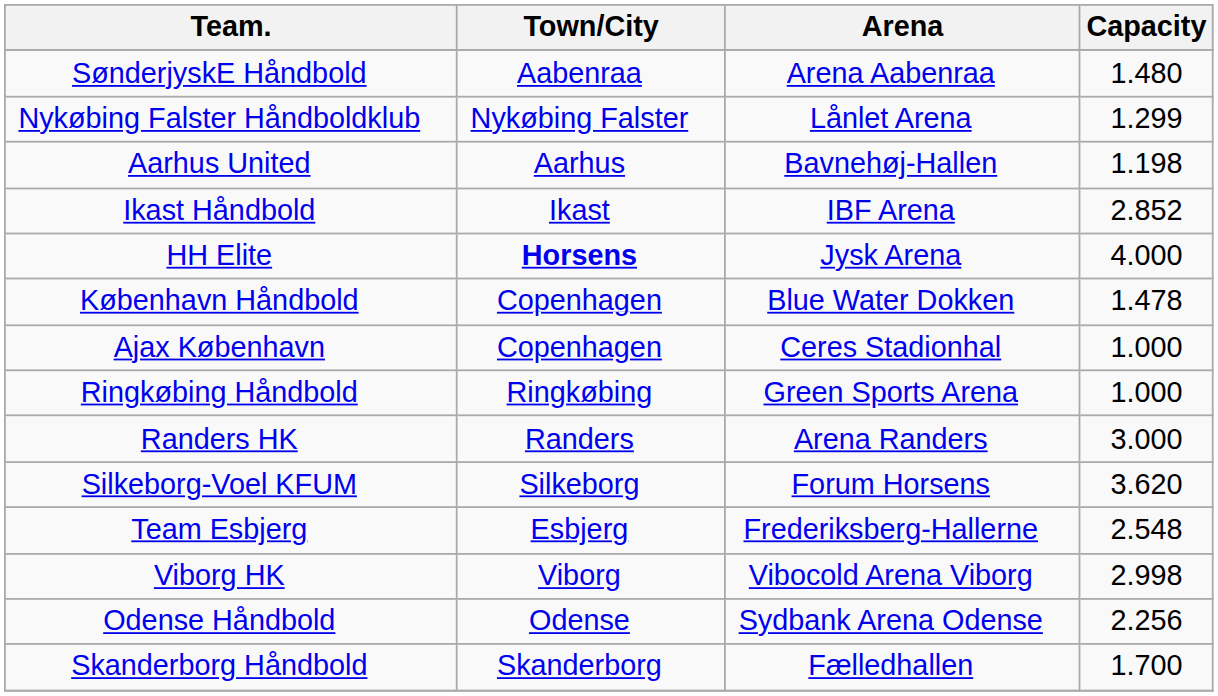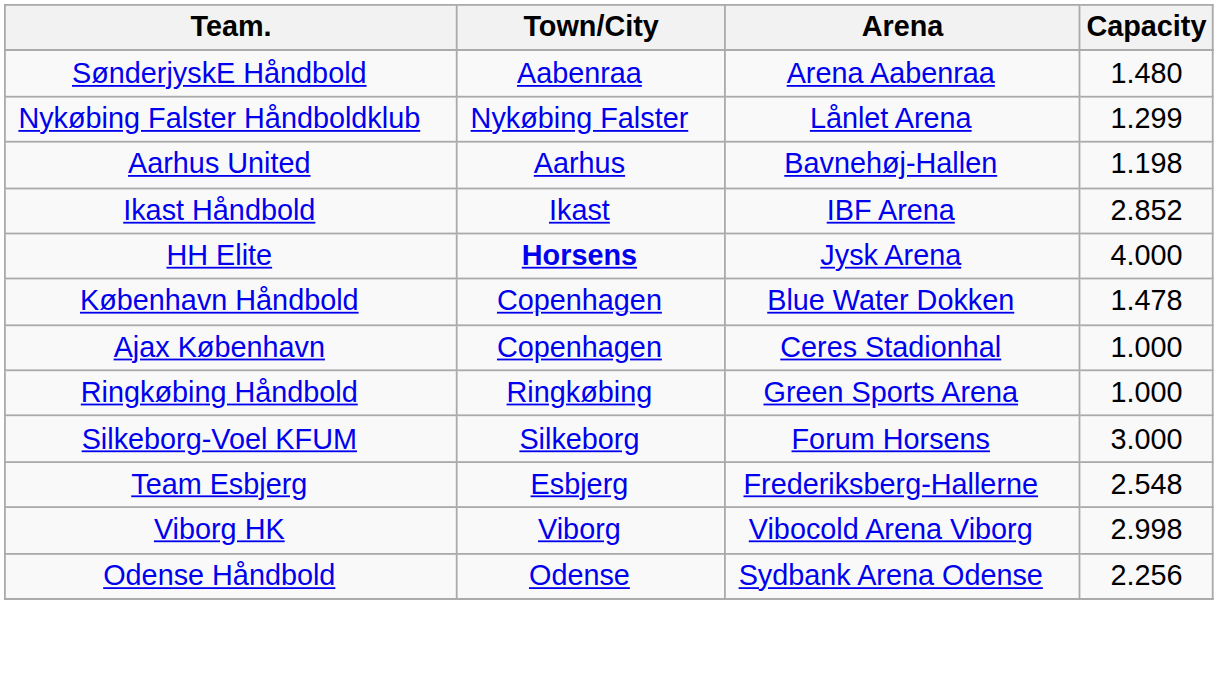- row: (219, 438)
(1146, 484) 3.620 -> (1146, 438) 3.000
- row: (219, 666)
